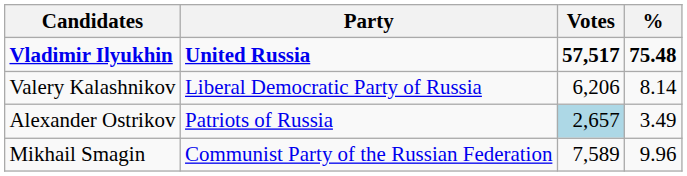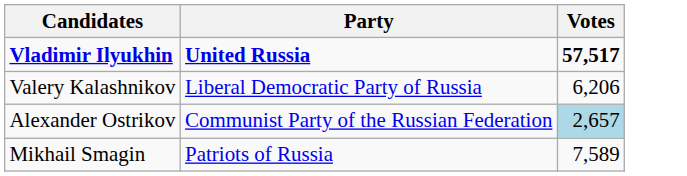- column: (653, 21)
(259, 120) Patriots of Russia -> (369, 120) Communist Party of the Russian Federation
(369, 154) Communist Party of the Russian Federation -> (259, 154) Patriots of Russia
